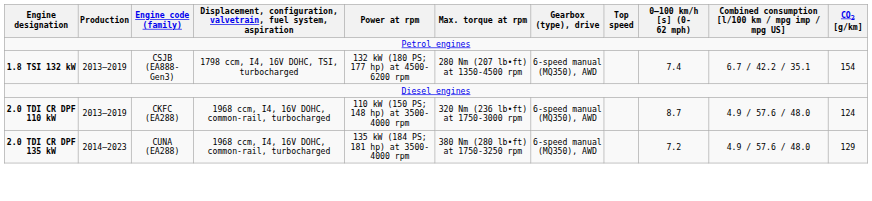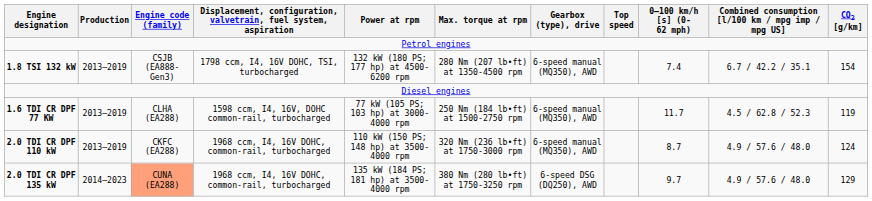+ row: (41, 114)
(162, 147) no background -> (162, 180) lightsalmon background
(567, 147) 6-speed manual (MQ350), AWD -> (567, 180) 6-speed DSG (DQ250), AWD
(674, 147) 7.2 -> (674, 180) 9.7
